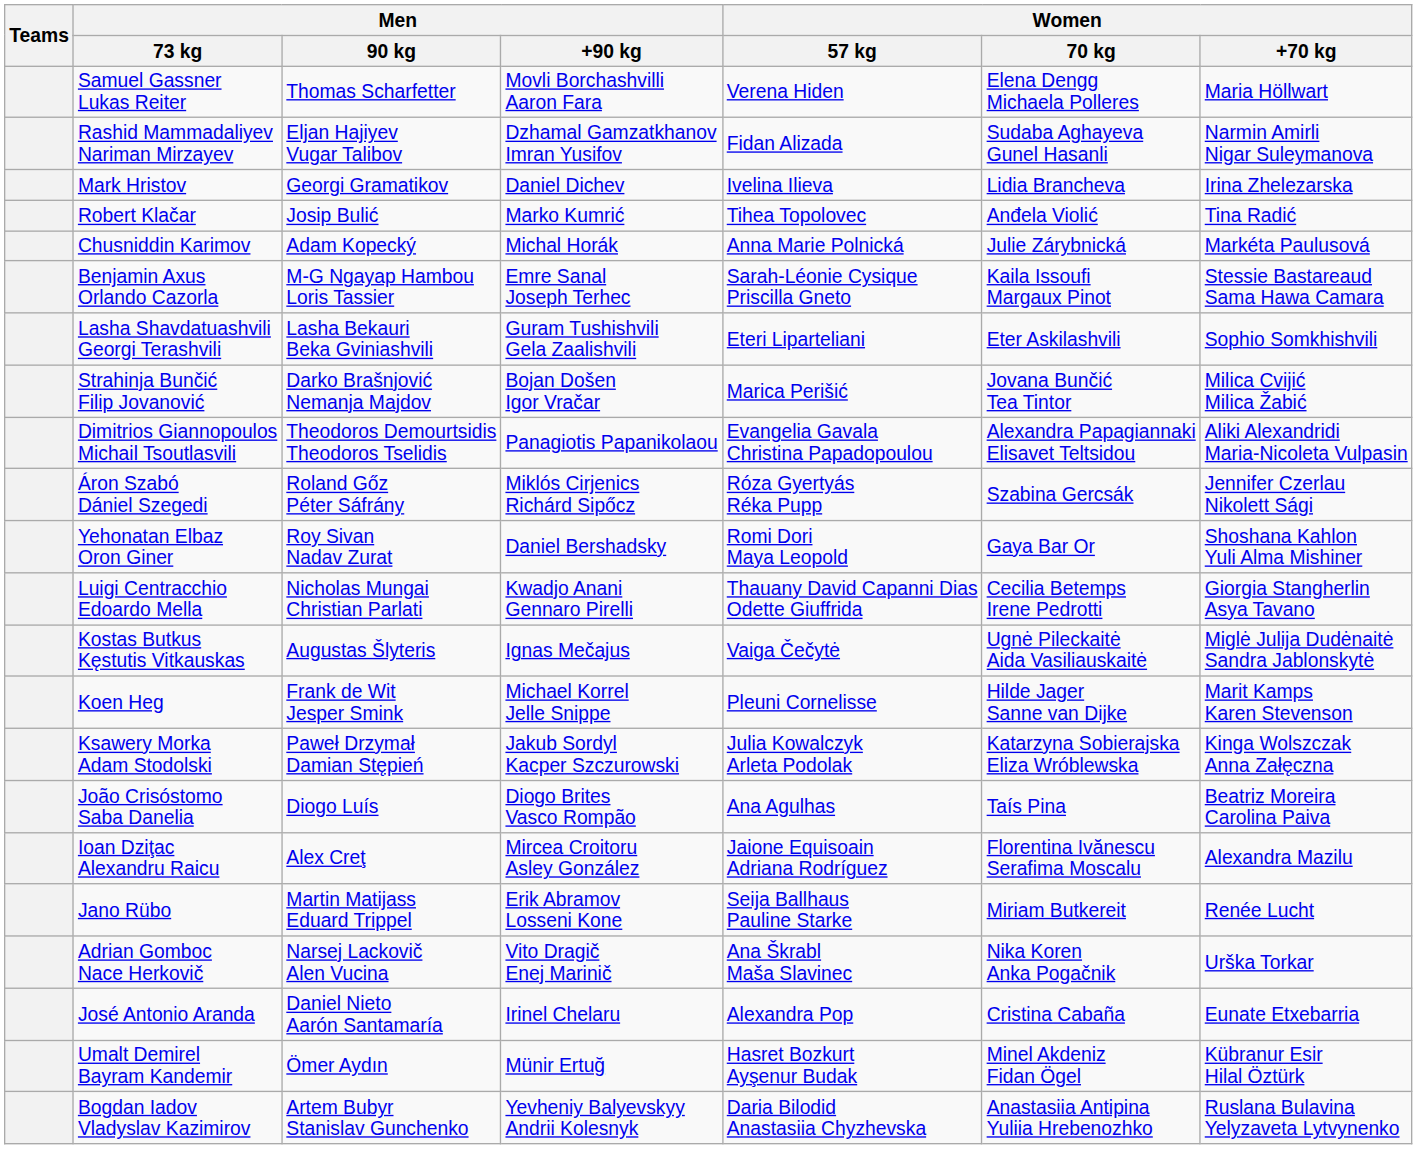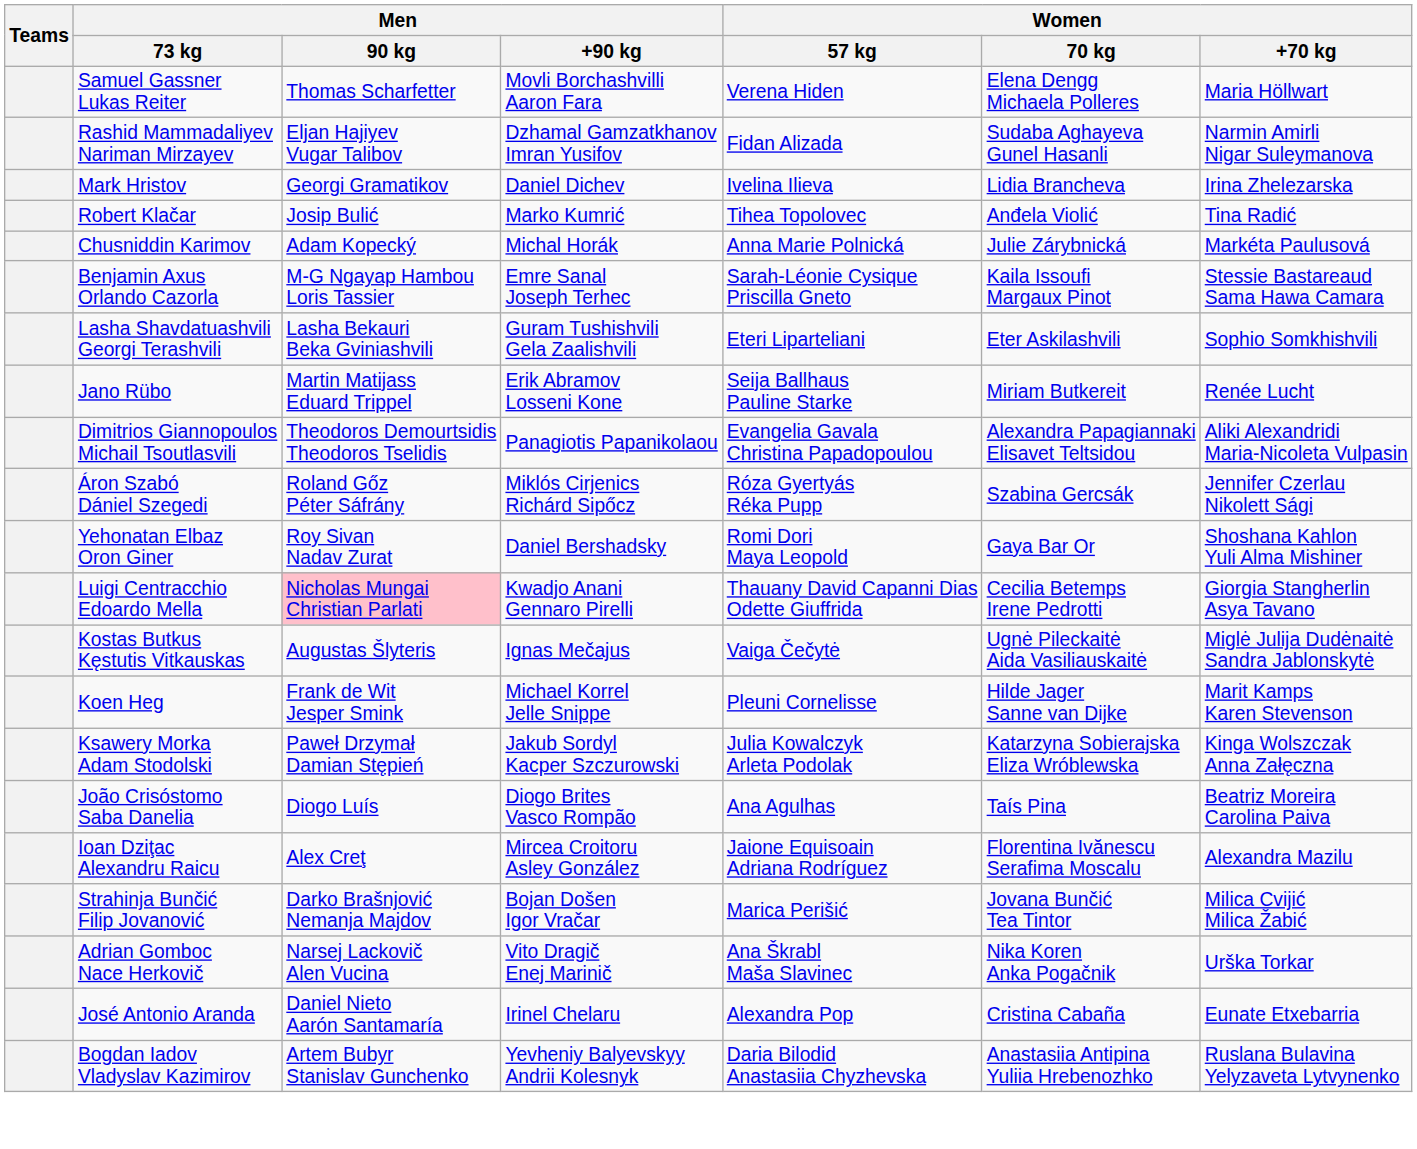rows swapped: (125, 910) <-> (148, 391)
(358, 599) no background -> (358, 599) pink background
- row: (155, 1066)
